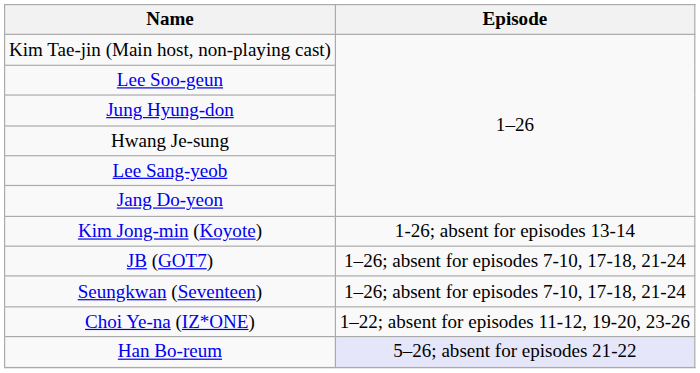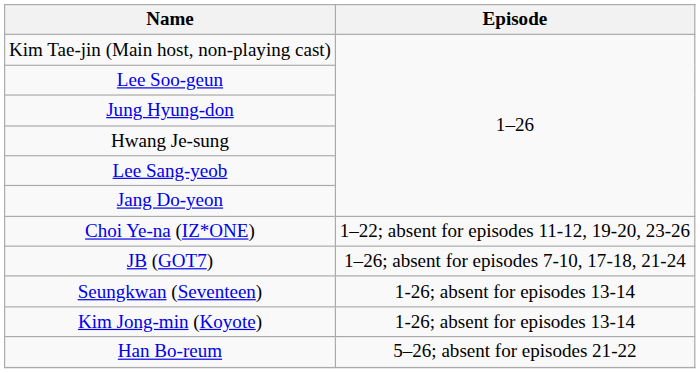rows swapped: (170, 230) <-> (170, 321)
(515, 291) 1–26; absent for episodes 7-10, 17-18, 21-24 -> (515, 291) 1-26; absent for episodes 13-14
(515, 351) lavender background -> (515, 351) no background
